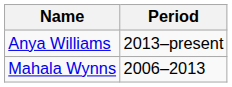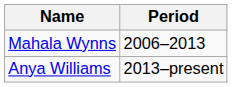rows swapped: (62, 69) <-> (60, 43)
